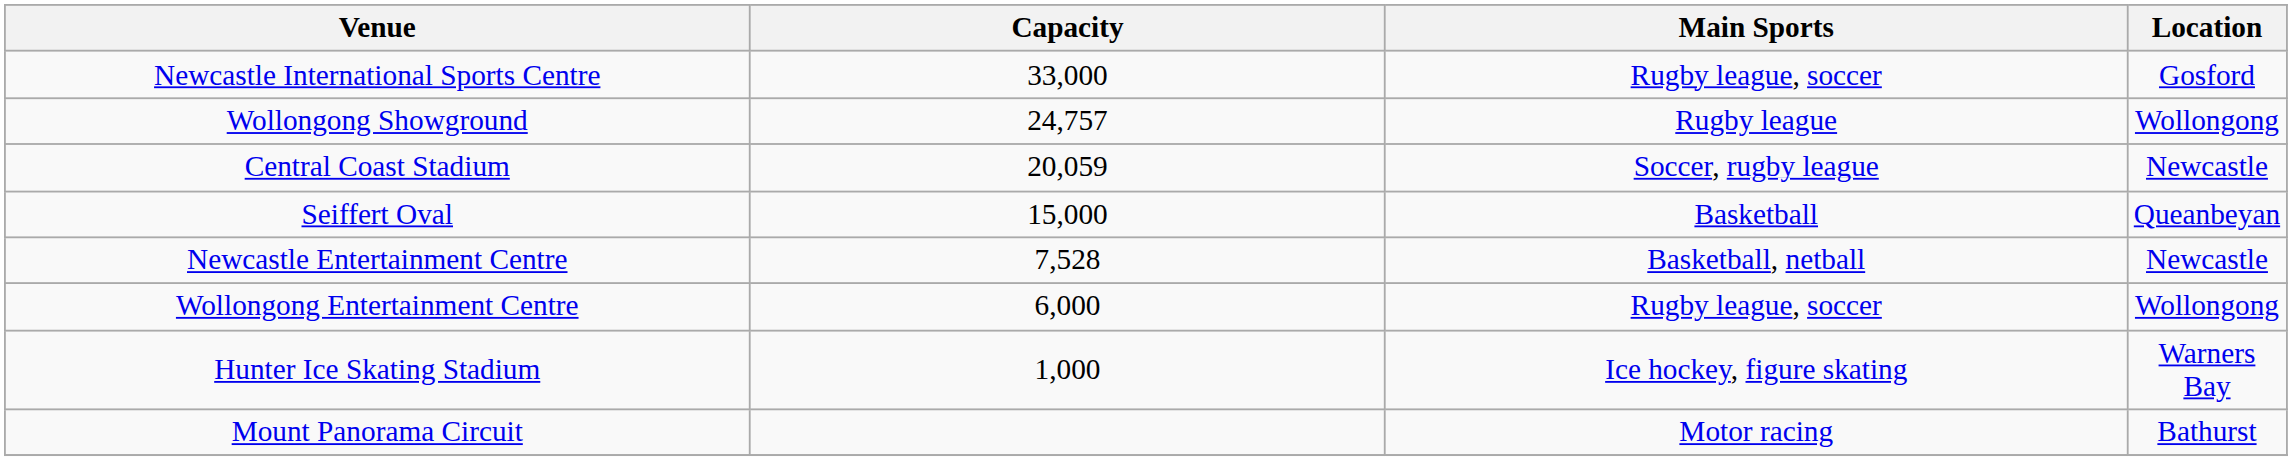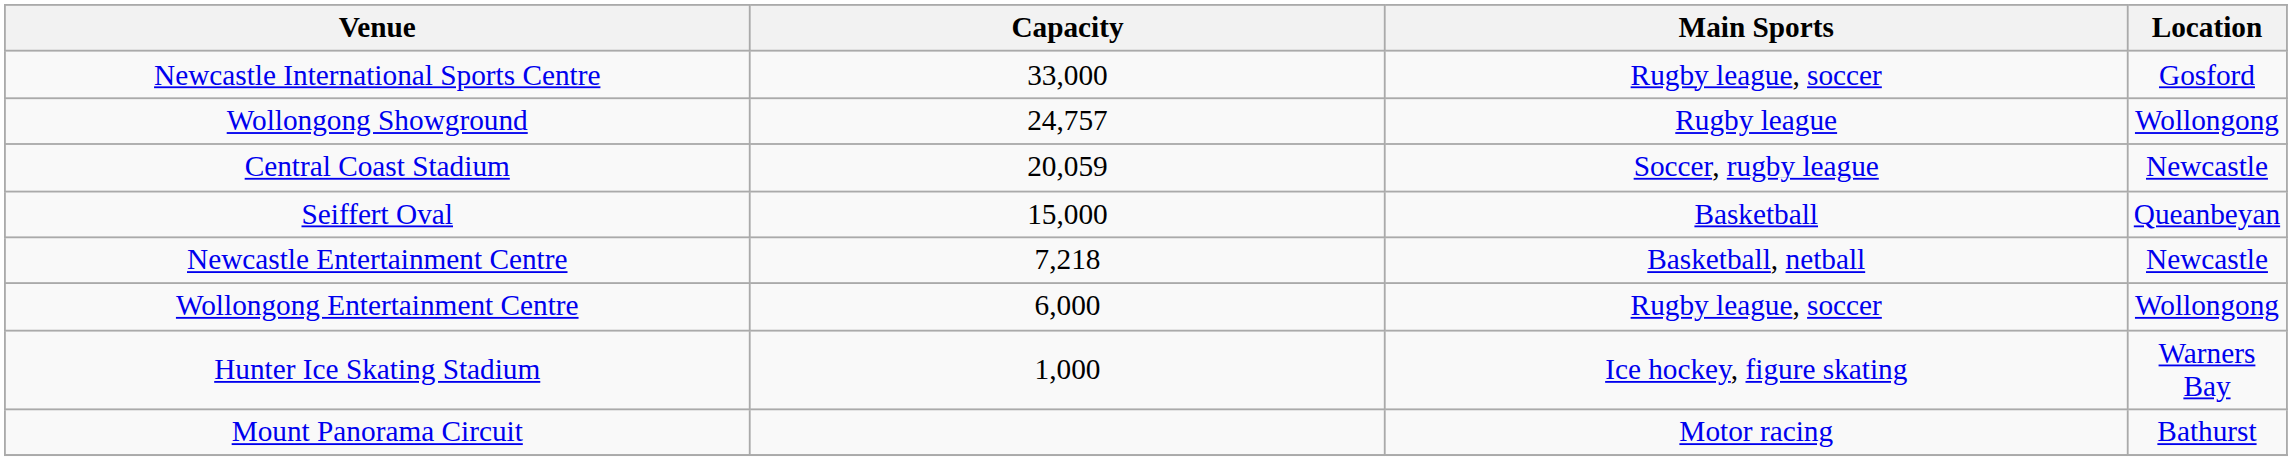(1067, 259) 7,528 -> (1067, 259) 7,218
